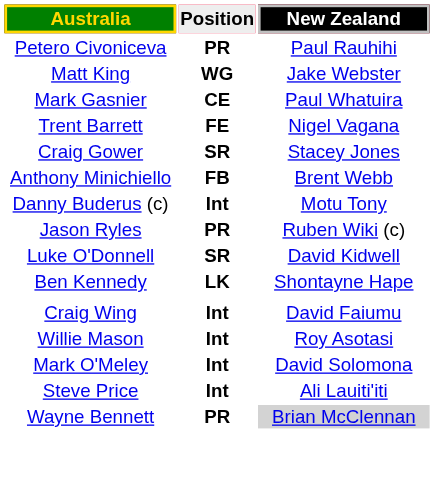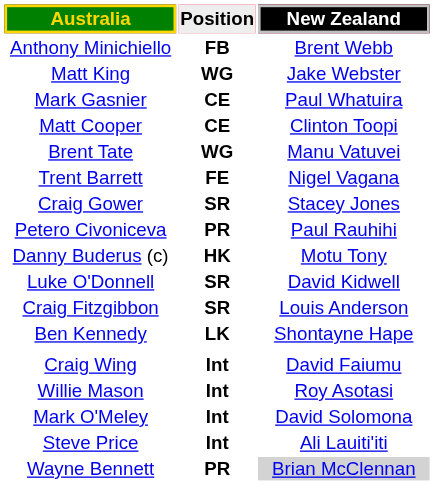rows swapped: (91, 177) <-> (91, 47)
+ row: (91, 125)
+ row: (91, 151)
(217, 203) Int -> (217, 255) HK
- row: (91, 229)
+ row: (91, 307)
